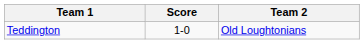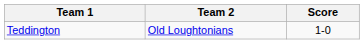columns swapped: (289, 13) <-> (182, 13)
